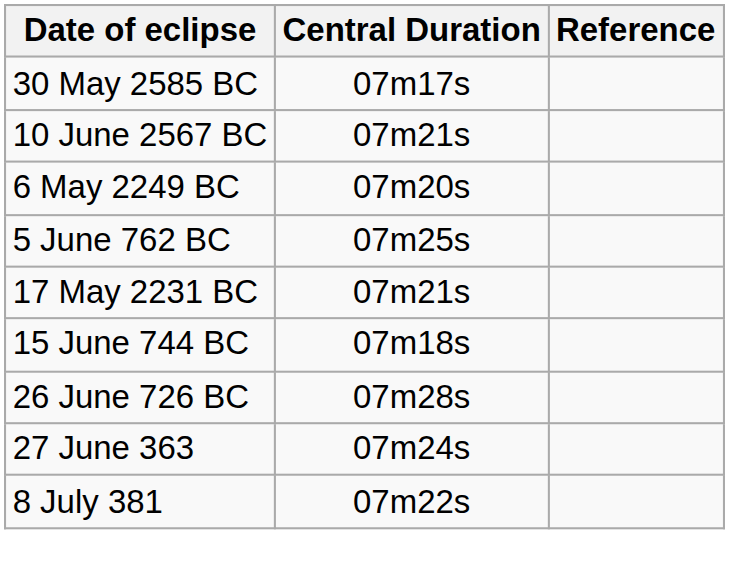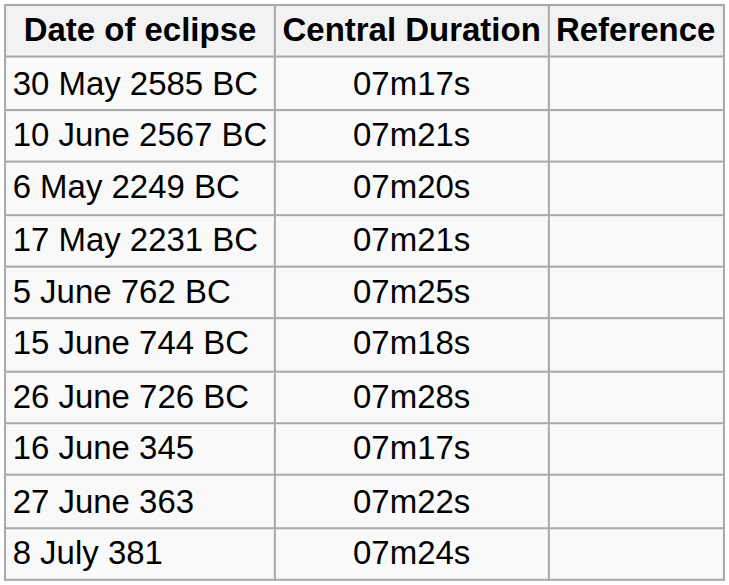rows swapped: (135, 291) <-> (122, 239)
+ row: (103, 448)
(412, 448) 07m24s -> (412, 501) 07m22s
(412, 501) 07m22s -> (412, 553) 07m24s
